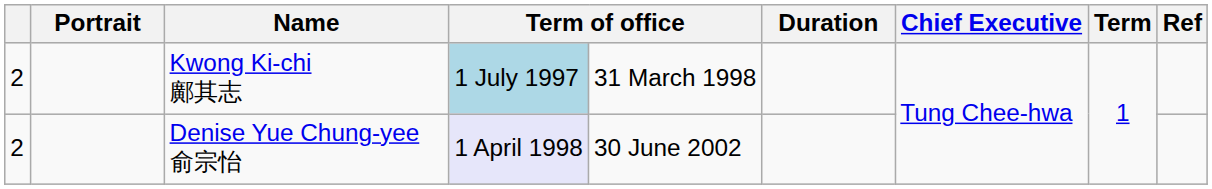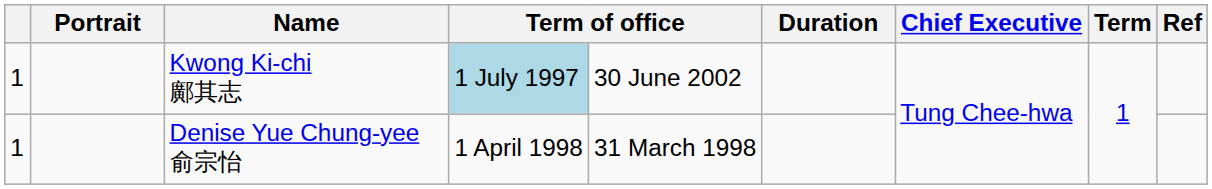(17, 78) 2 -> (17, 78) 1
(675, 78) 31 March 1998 -> (668, 78) 30 June 2002
(17, 148) 2 -> (17, 148) 1
(519, 148) lavender background -> (519, 148) no background
(668, 148) 30 June 2002 -> (675, 148) 31 March 1998
